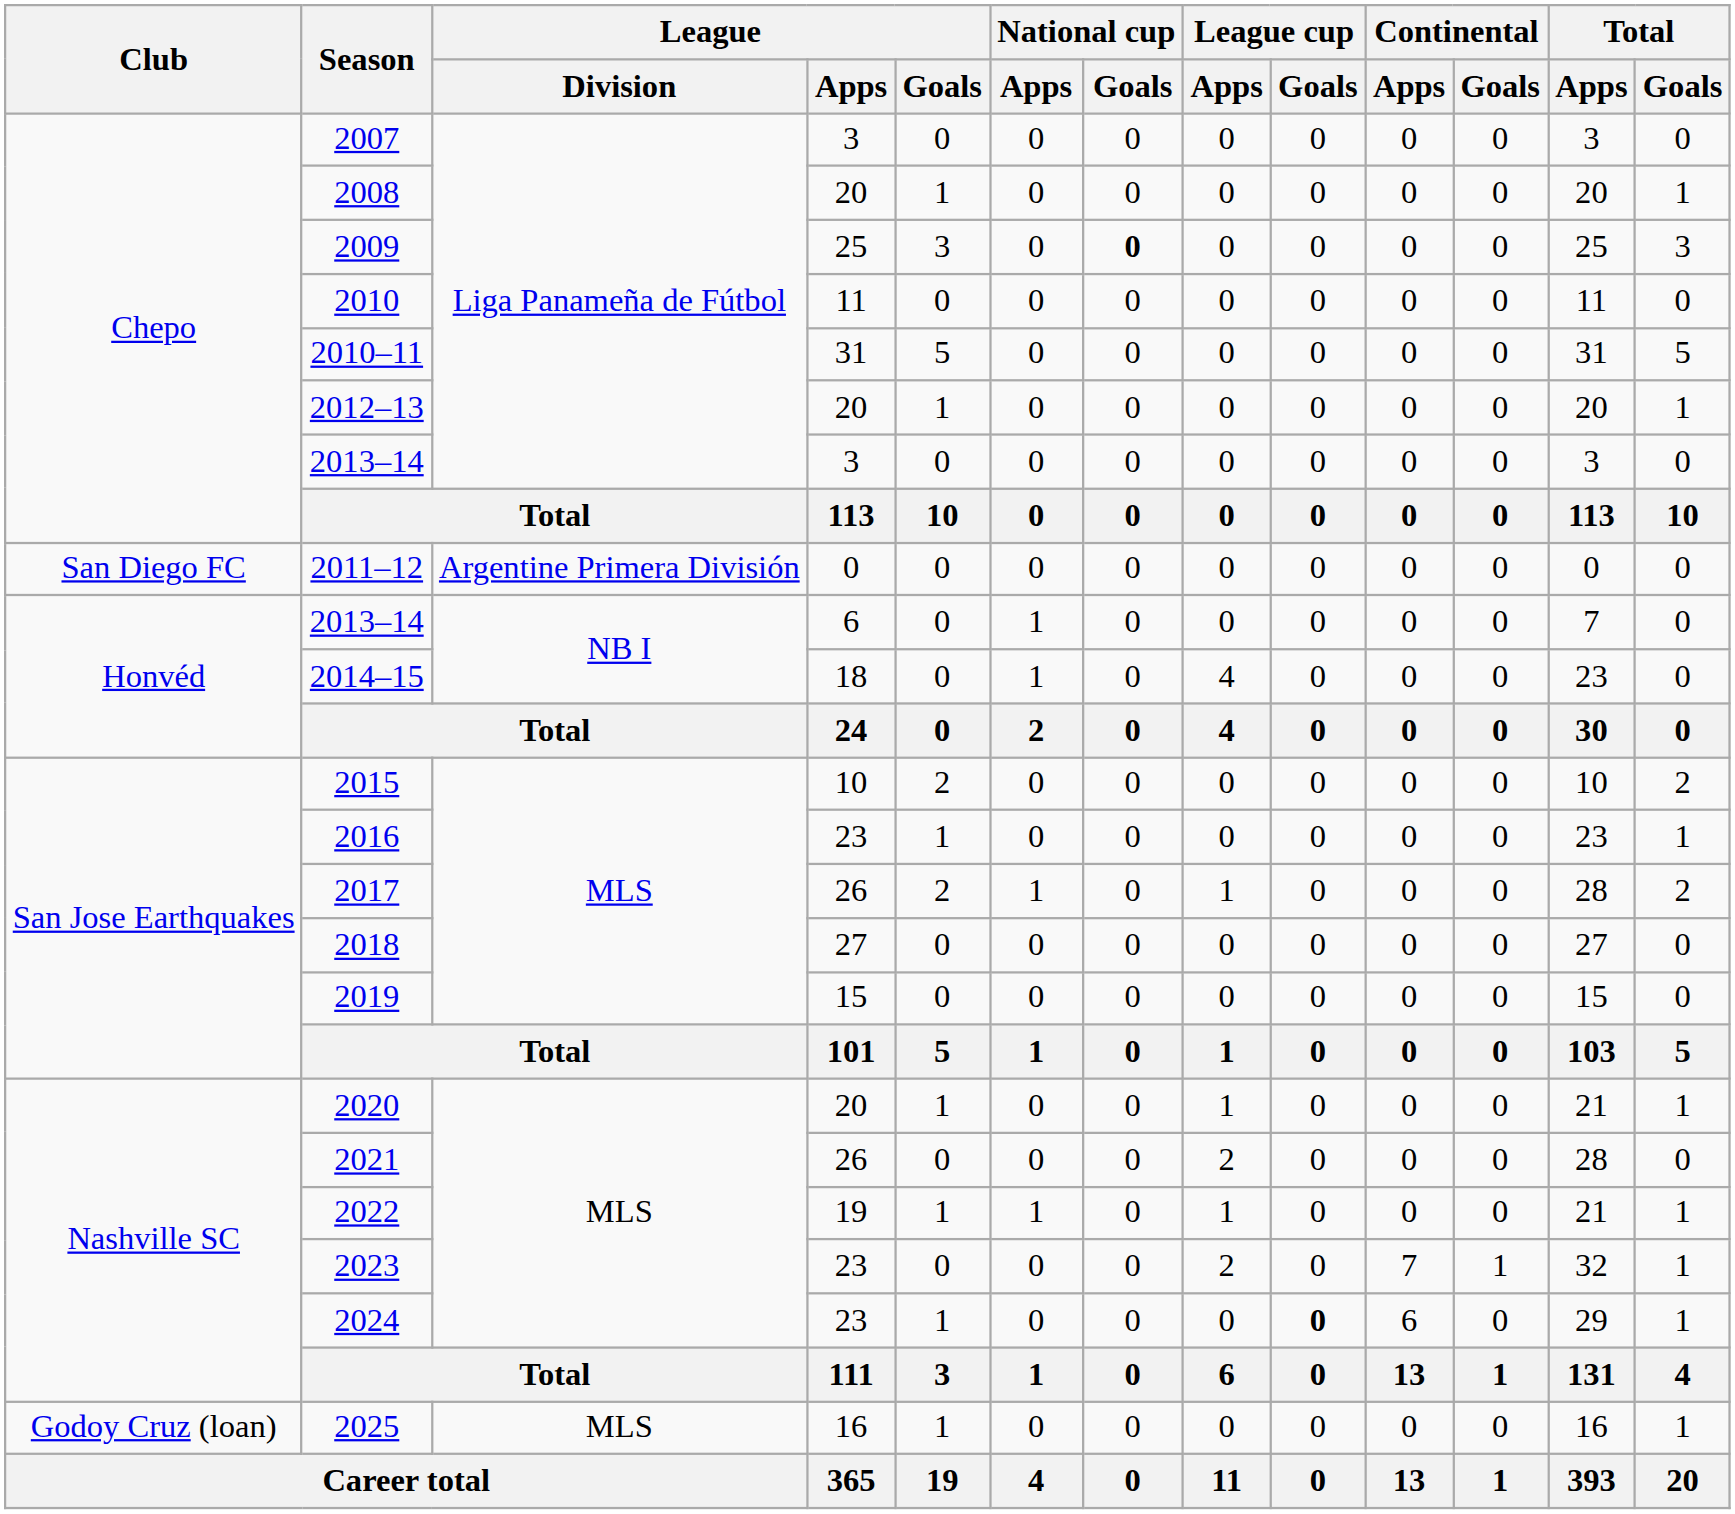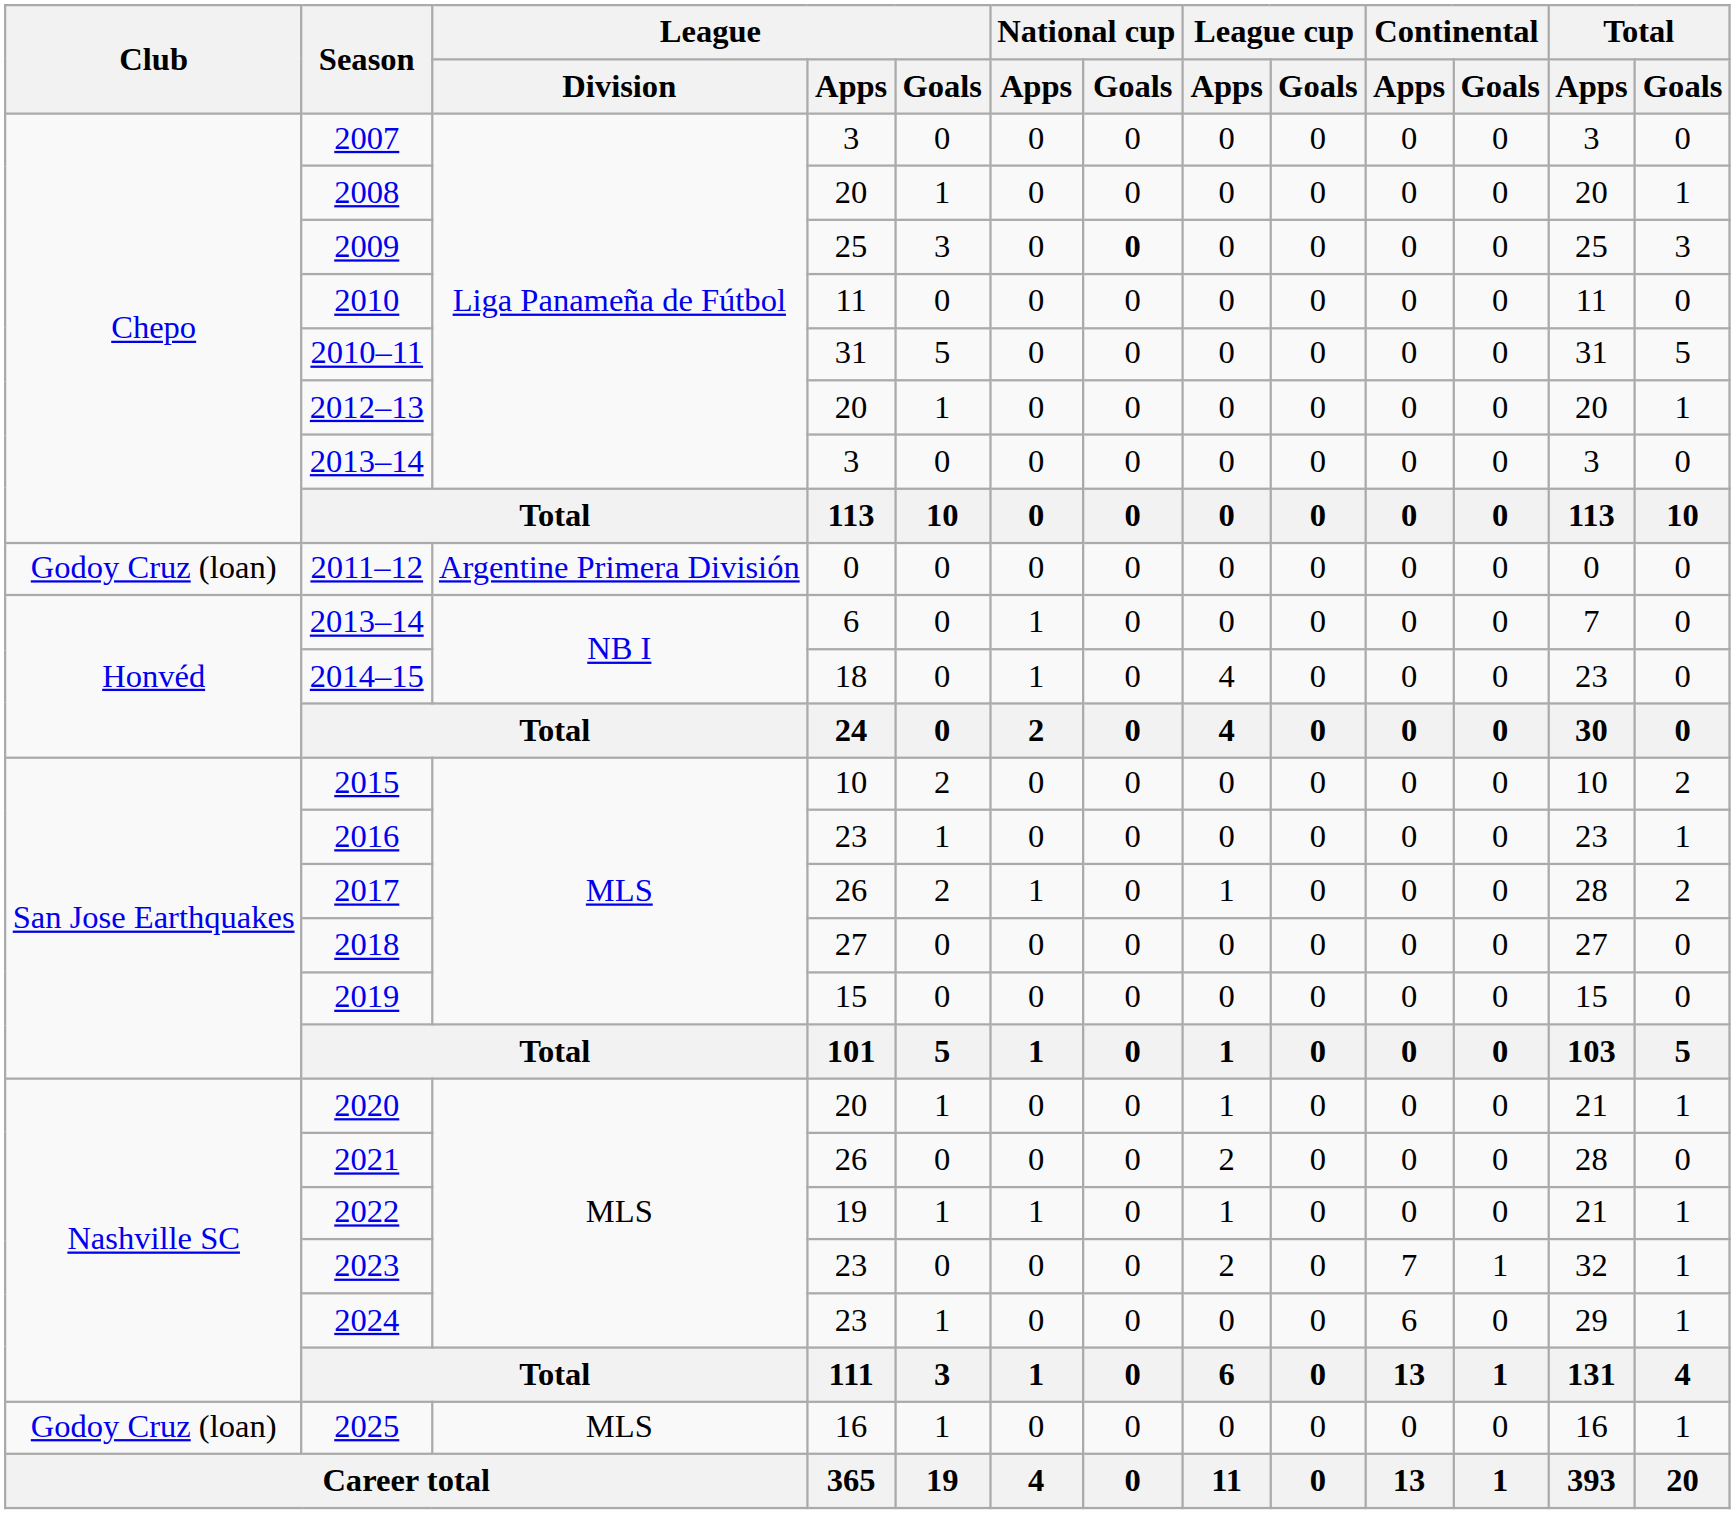(154, 568) San Diego FC -> (154, 568) Godoy Cruz (loan)
(1318, 1319) bold -> (1318, 1319) normal
